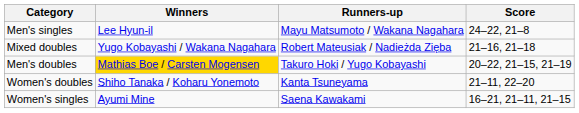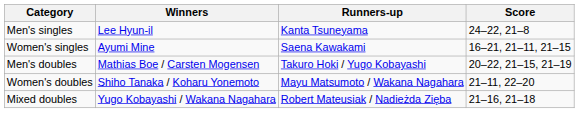(372, 30) Mayu Matsumoto / Wakana Nagahara -> (324, 30) Kanta Tsuneyama
rows swapped: (48, 99) <-> (42, 47)
(179, 64) gold background -> (179, 64) no background
(324, 82) Kanta Tsuneyama -> (372, 82) Mayu Matsumoto / Wakana Nagahara
